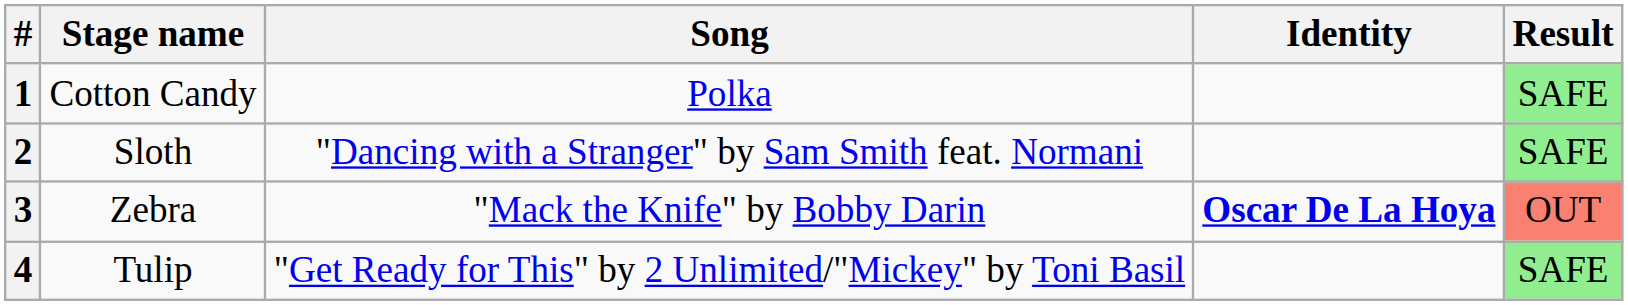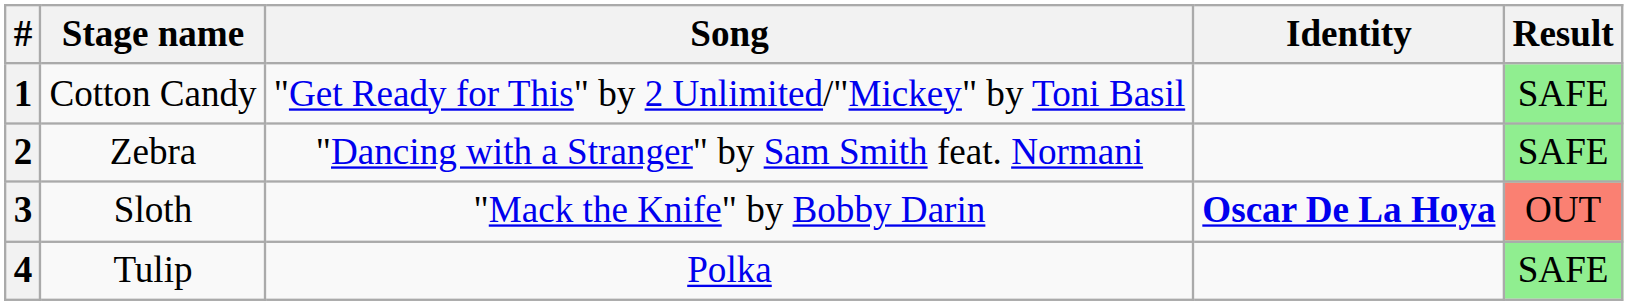(729, 92) Polka -> (729, 92) "Get Ready for This" by 2 Unlimited/"Mickey" by Toni Basil
(153, 151) Sloth -> (153, 151) Zebra
(153, 210) Zebra -> (153, 210) Sloth
(729, 269) "Get Ready for This" by 2 Unlimited/"Mickey" by Toni Basil -> (729, 269) Polka
